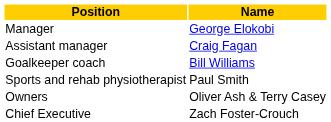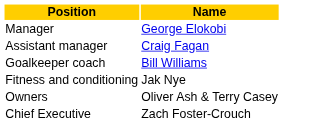+ row: (72, 80)
- row: (96, 80)
